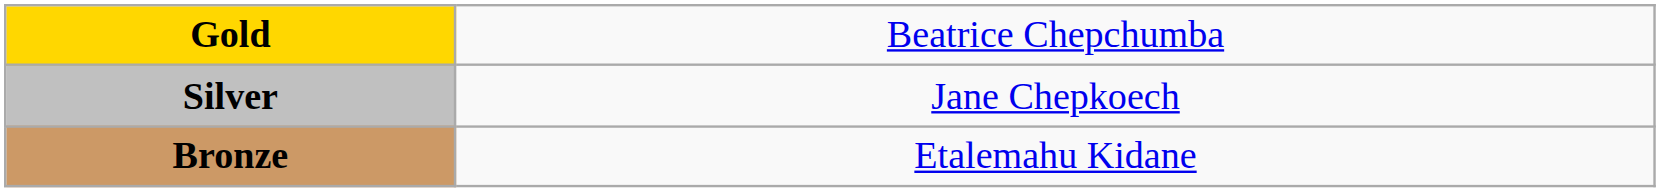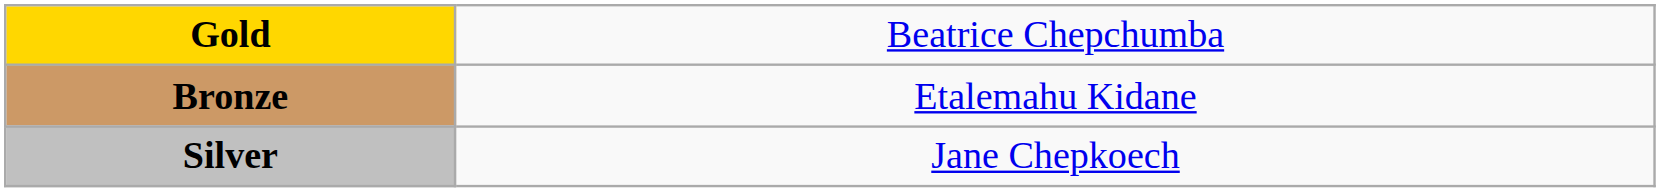rows swapped: (230, 95) <-> (230, 155)
